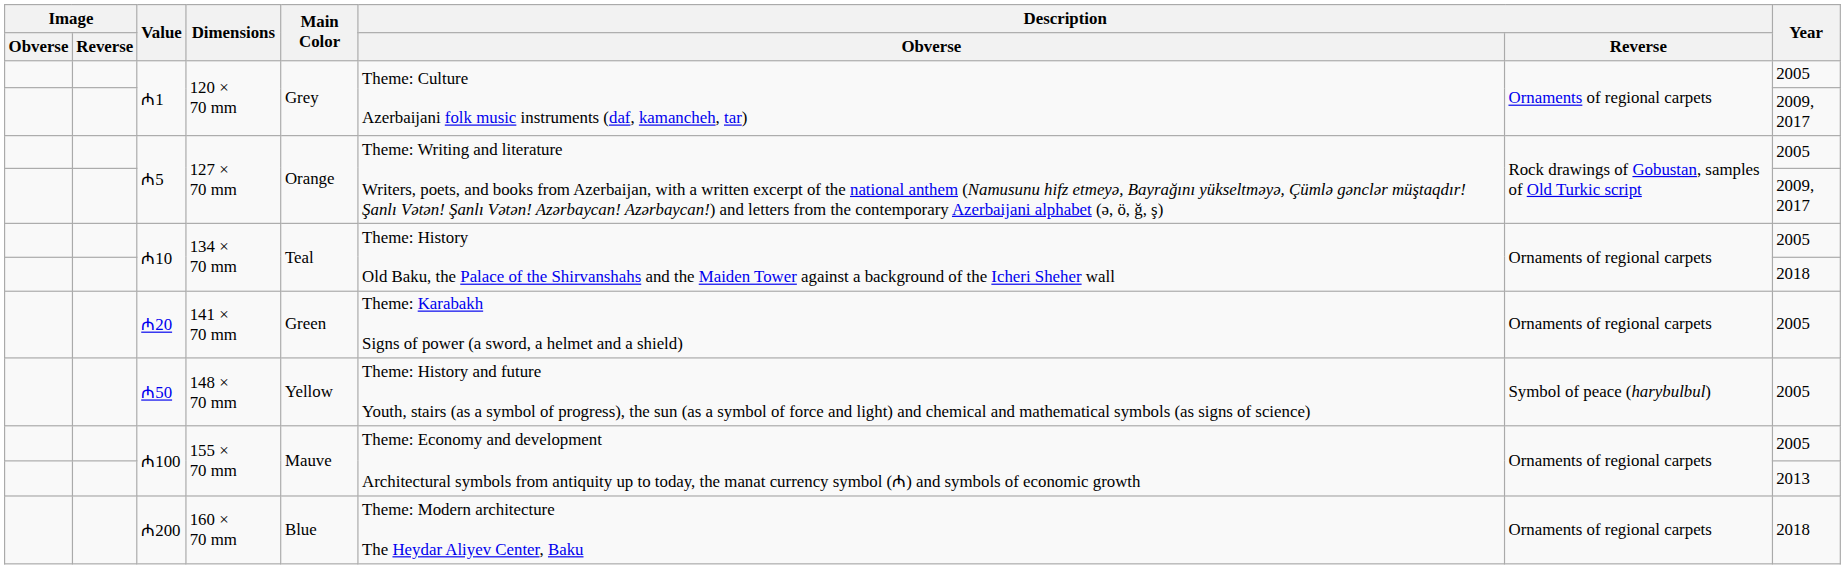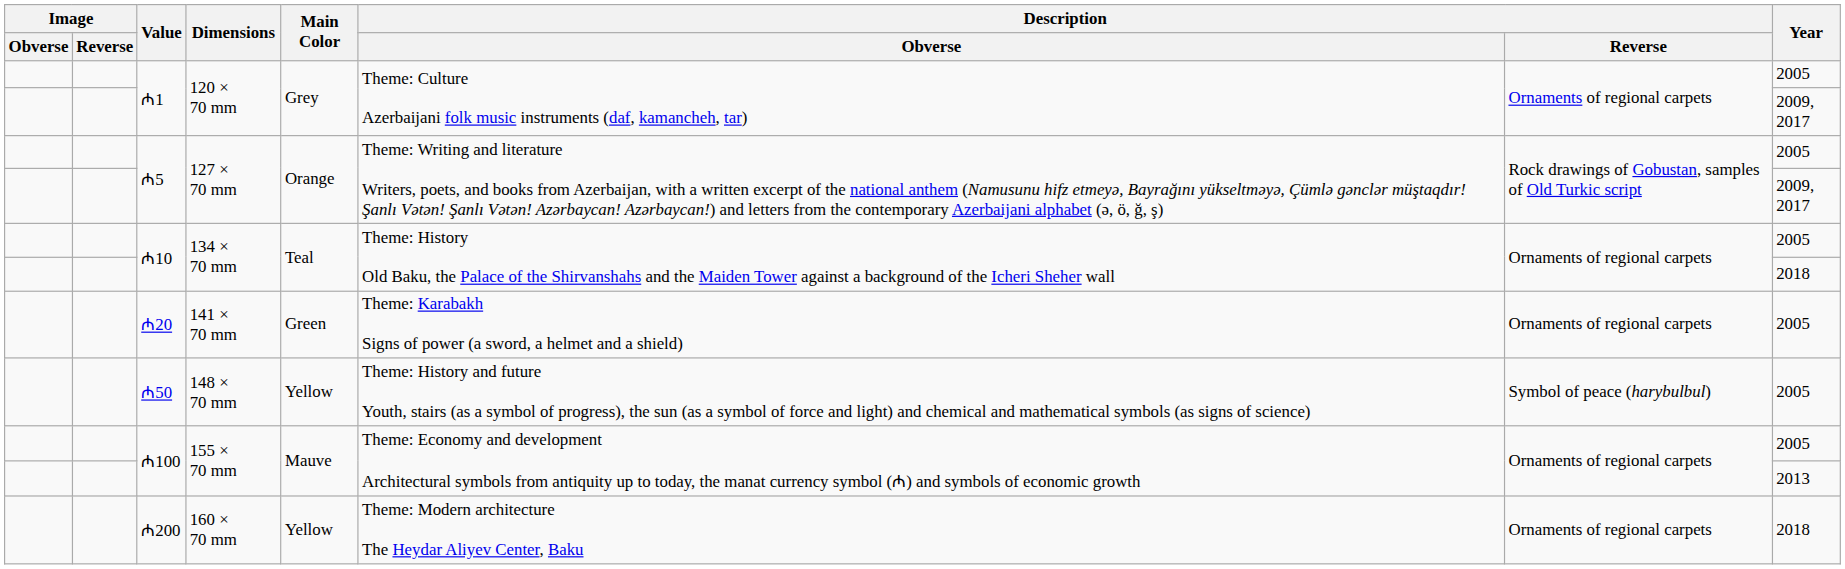(301, 529) Blue -> (309, 529) Yellow
